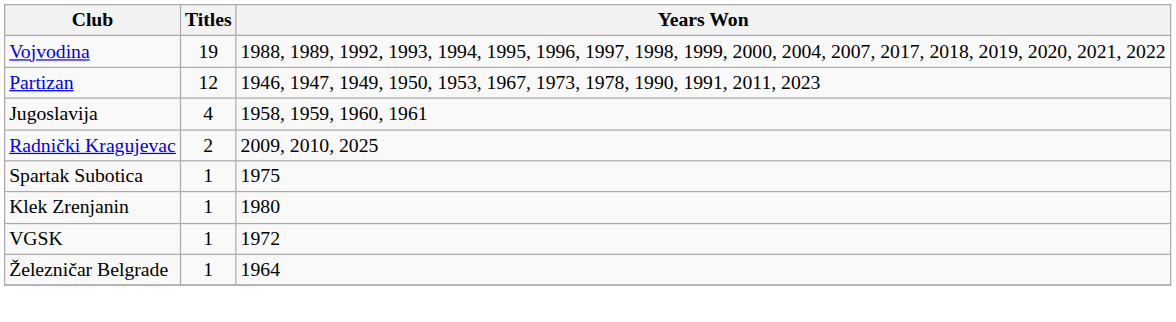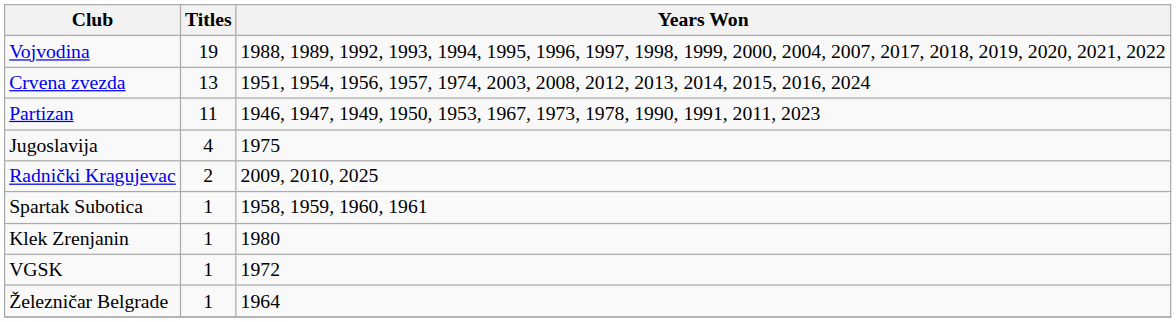+ row: (67, 82)
(208, 82) 12 -> (208, 113) 11
(334, 113) 1958, 1959, 1960, 1961 -> (260, 144) 1975
(260, 176) 1975 -> (334, 207) 1958, 1959, 1960, 1961
